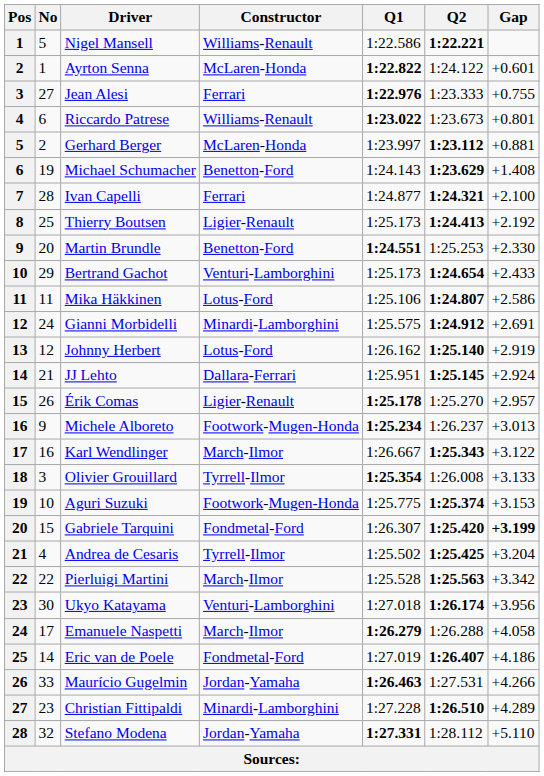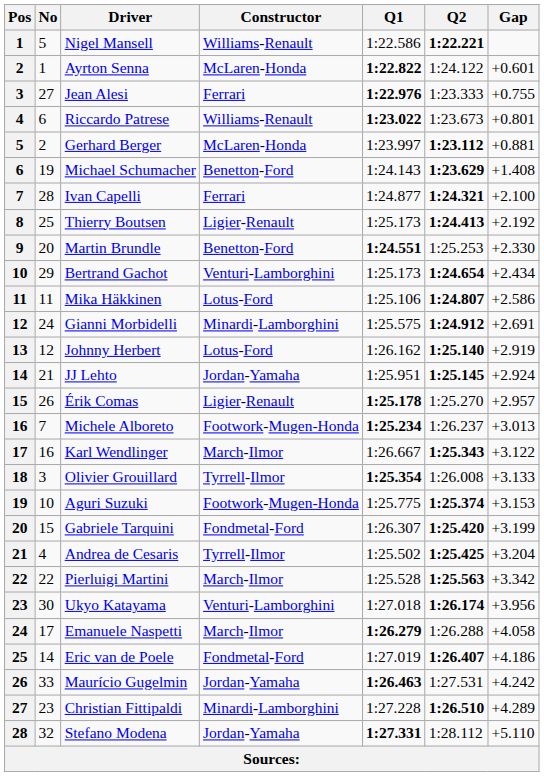(513, 273) +2.433 -> (513, 273) +2.434
(250, 375) Dallara-Ferrari -> (251, 375) Jordan-Yamaha
(42, 426) 9 -> (42, 426) 7
(513, 528) bold -> (513, 528) normal
(513, 682) +4.266 -> (513, 682) +4.242
